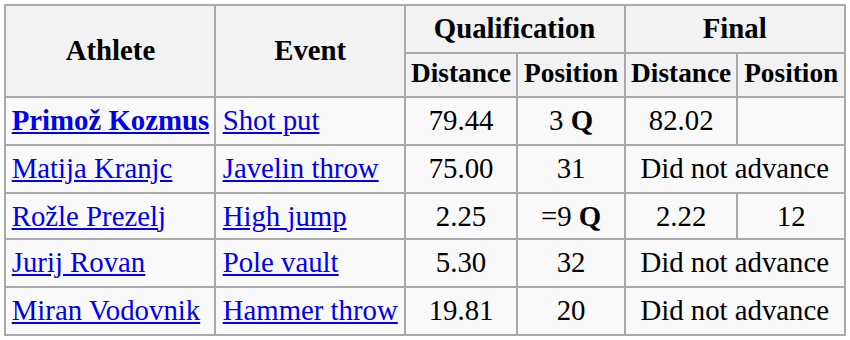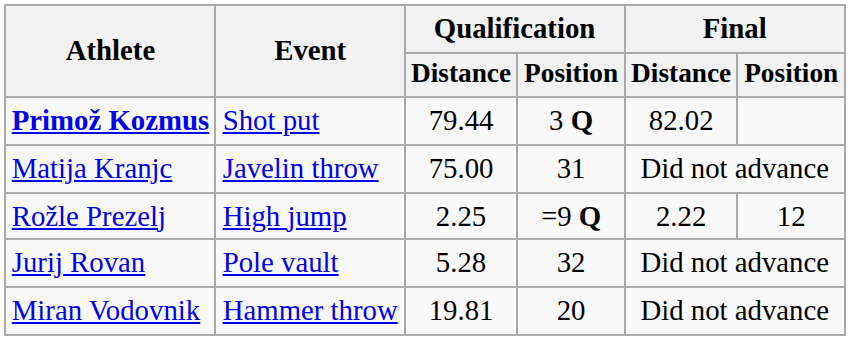(461, 263) 5.30 -> (461, 263) 5.28
